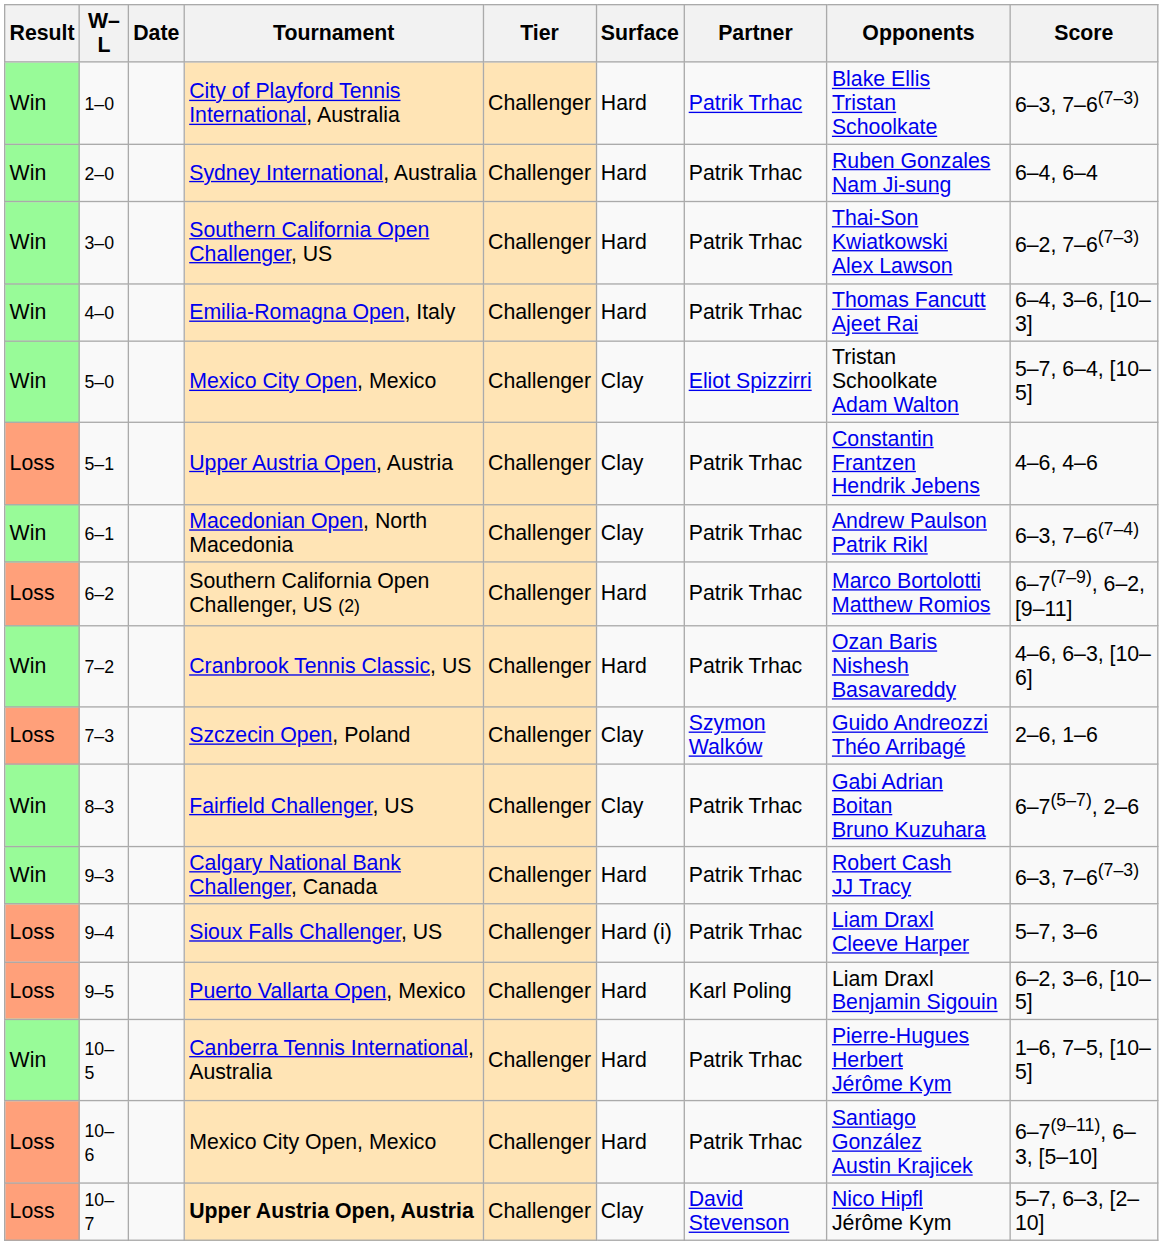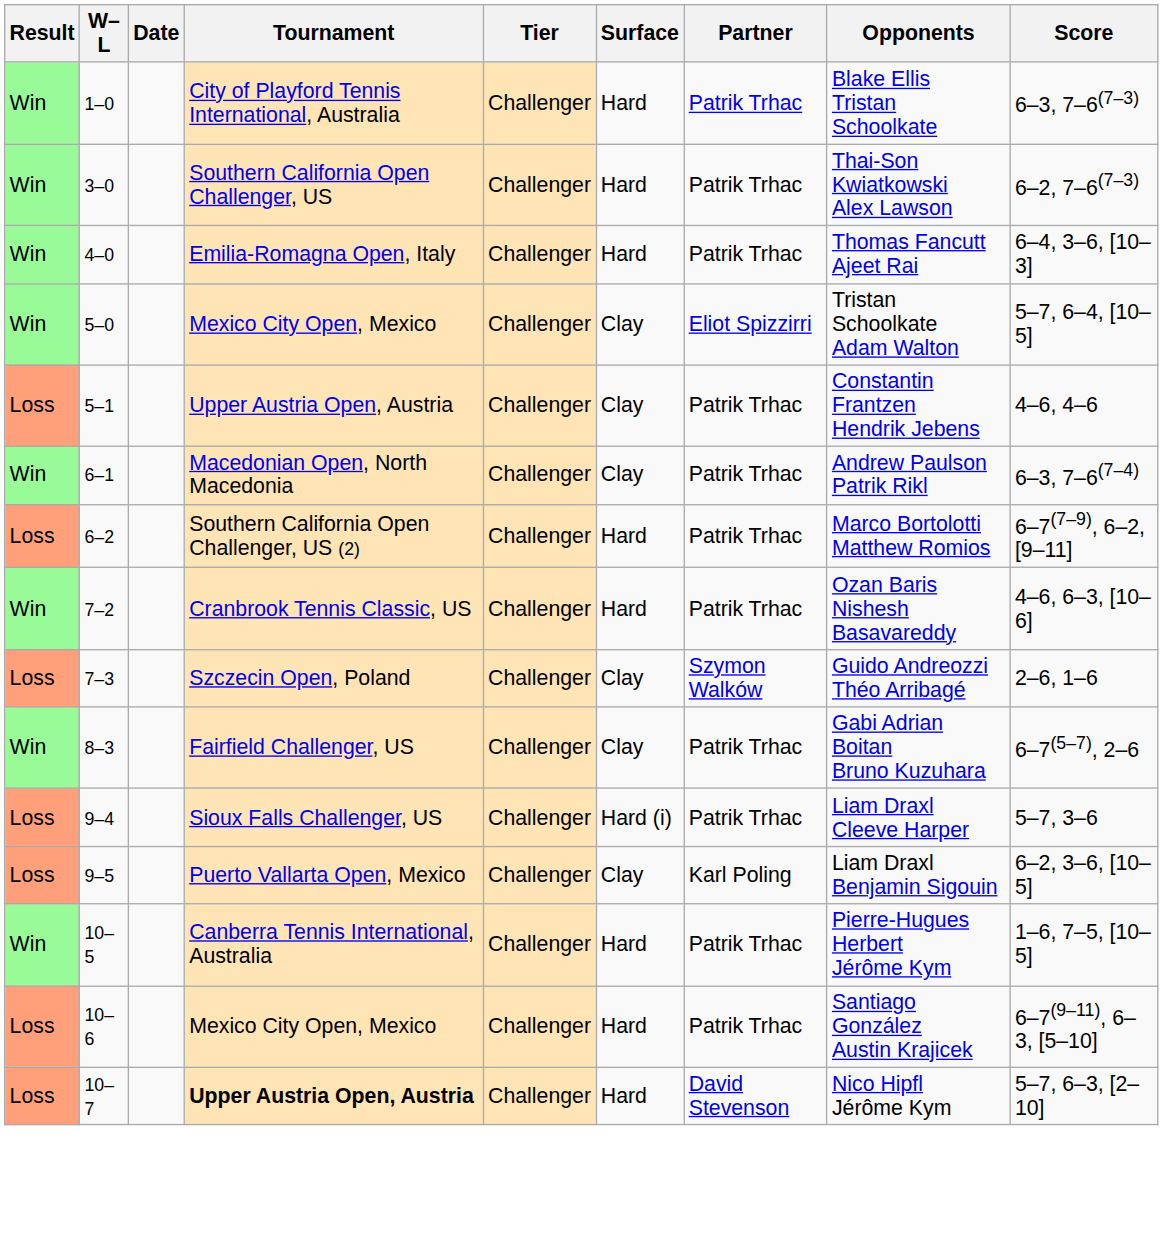- row: (99, 173)
- row: (99, 876)
(624, 990) Hard -> (622, 875) Clay
(622, 1211) Clay -> (624, 1095) Hard
